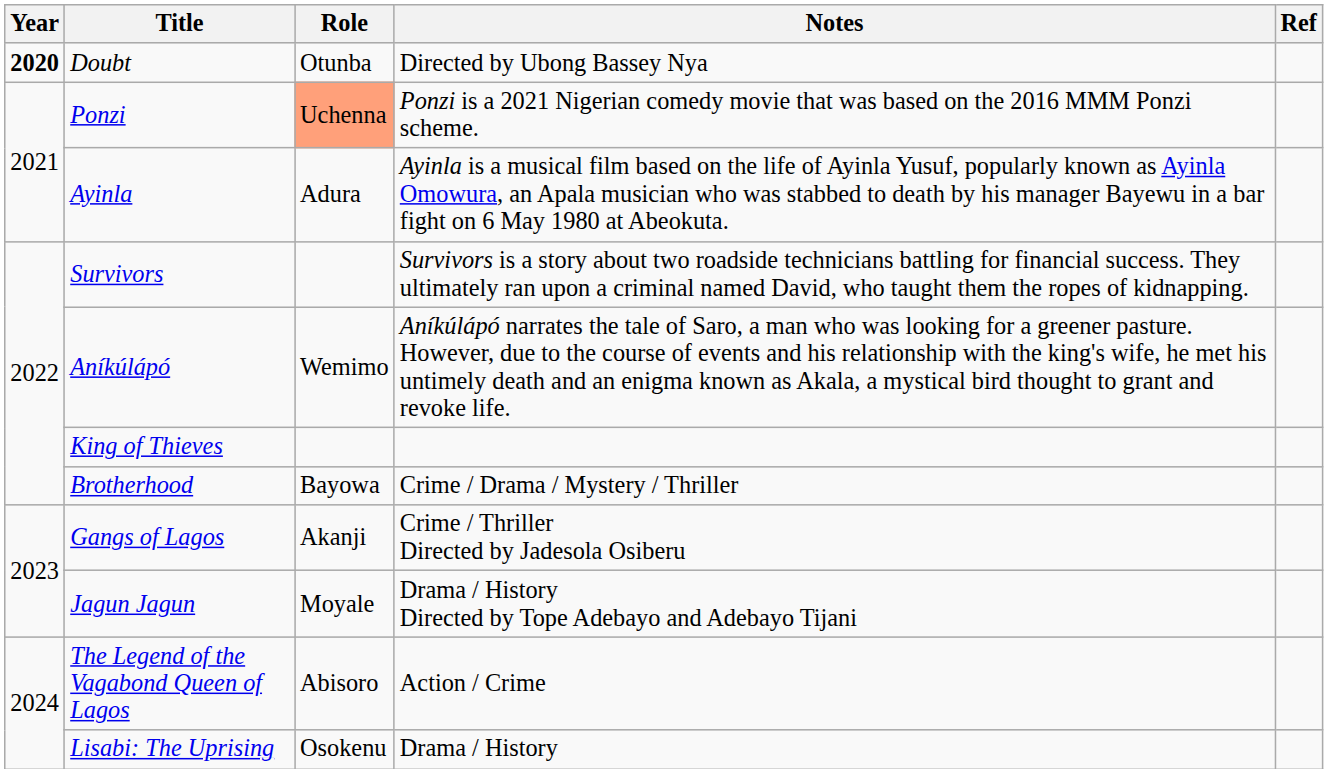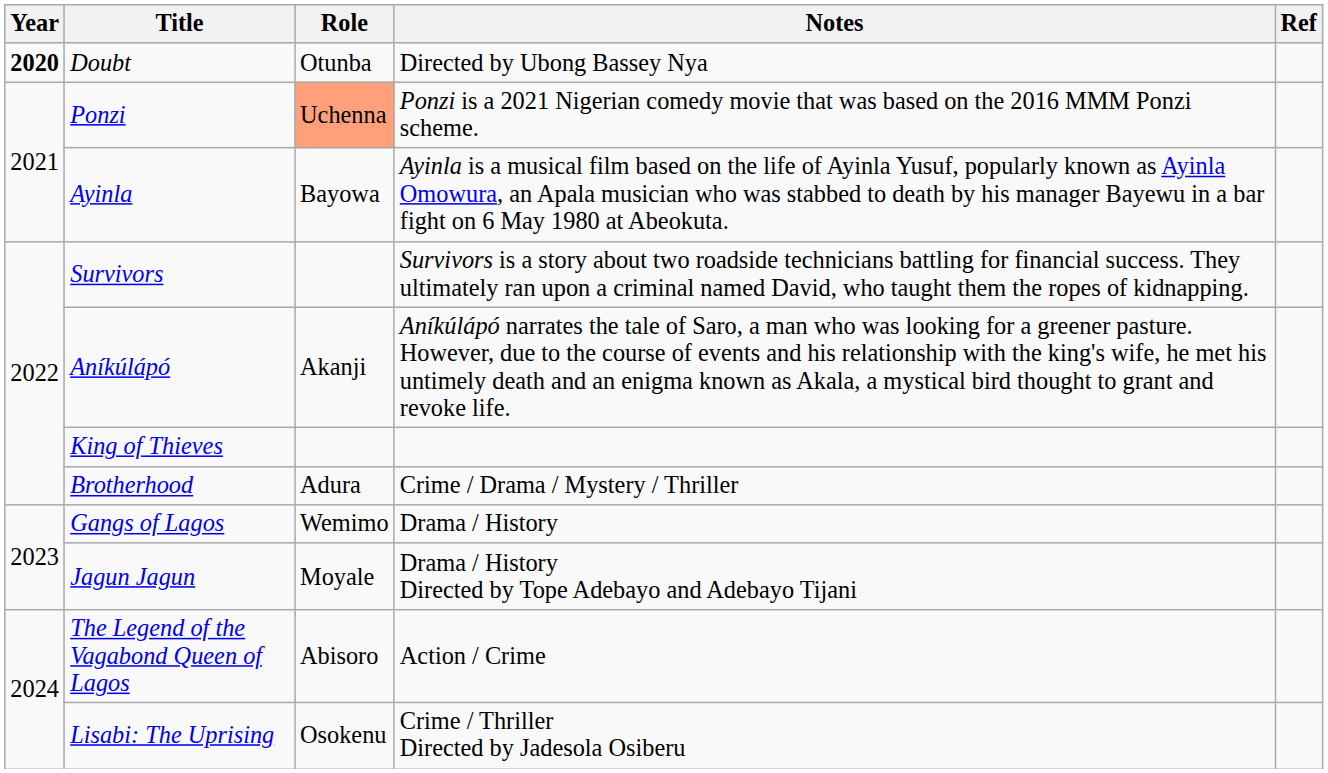(330, 194) Adura -> (340, 194) Bayowa
(344, 367) Wemimo -> (333, 367) Akanji
(340, 485) Bayowa -> (330, 485) Adura
(333, 537) Akanji -> (344, 523) Wemimo
(543, 537) Crime / Thriller Directed by Jadesola Osiberu -> (479, 523) Drama / History
(479, 749) Drama / History -> (543, 735) Crime / Thriller Directed by Jadesola Osiberu
